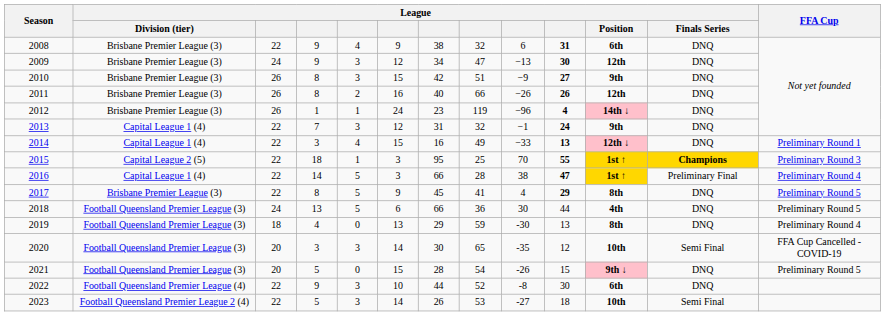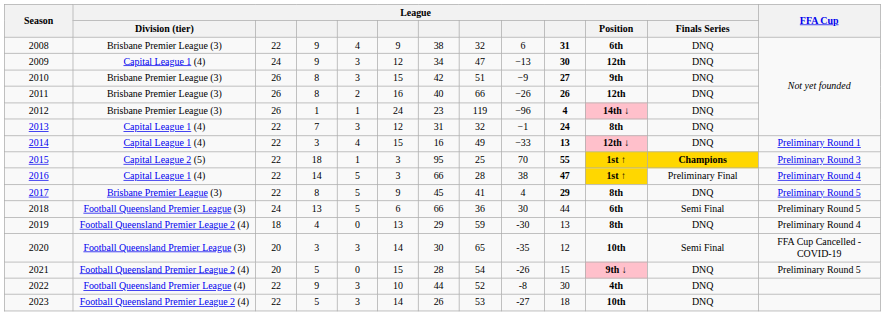(164, 61) Brisbane Premier League (3) -> (164, 61) Capital League 1 (4)
(616, 126) 9th -> (616, 126) 8th
(616, 208) 4th -> (616, 208) 6th
(703, 208) DNQ -> (703, 208) Semi Final
(164, 225) Football Queensland Premier League (3) -> (164, 225) Football Queensland Premier League 2 (4)
(164, 269) Football Queensland Premier League (3) -> (164, 269) Football Queensland Premier League 2 (4)
(616, 286) 6th -> (616, 286) 4th
(703, 302) Semi Final -> (703, 302) DNQ
